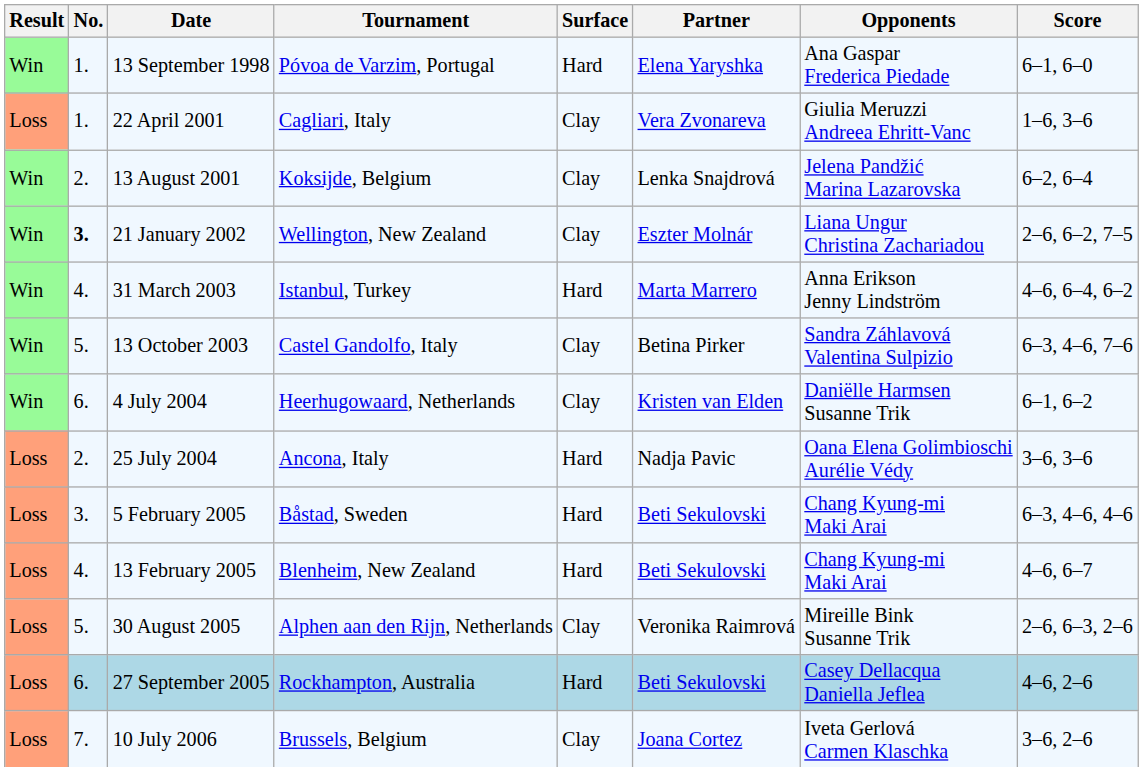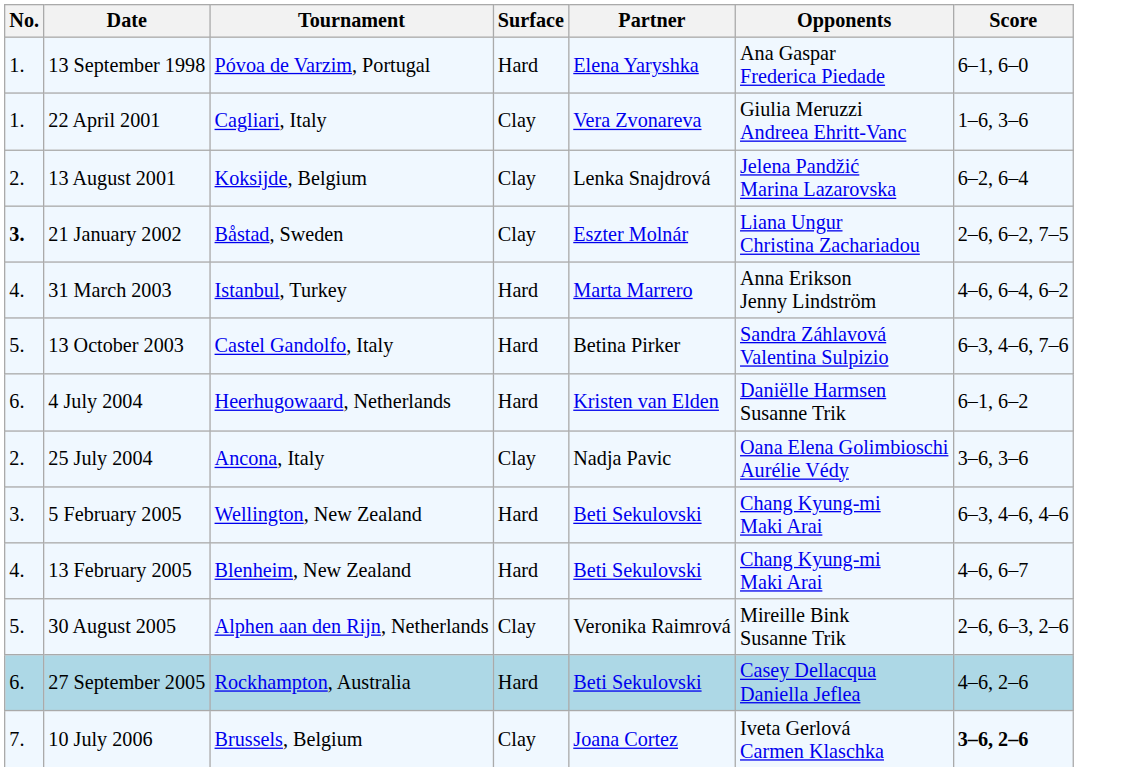- column: (37, 20)
(382, 233) Wellington, New Zealand -> (279, 233) Båstad, Sweden
(581, 345) Clay -> (518, 345) Hard
(581, 401) Clay -> (518, 401) Hard
(582, 457) Hard -> (517, 457) Clay
(343, 513) Båstad, Sweden -> (318, 513) Wellington, New Zealand
(1057, 738) normal -> (993, 738) bold
